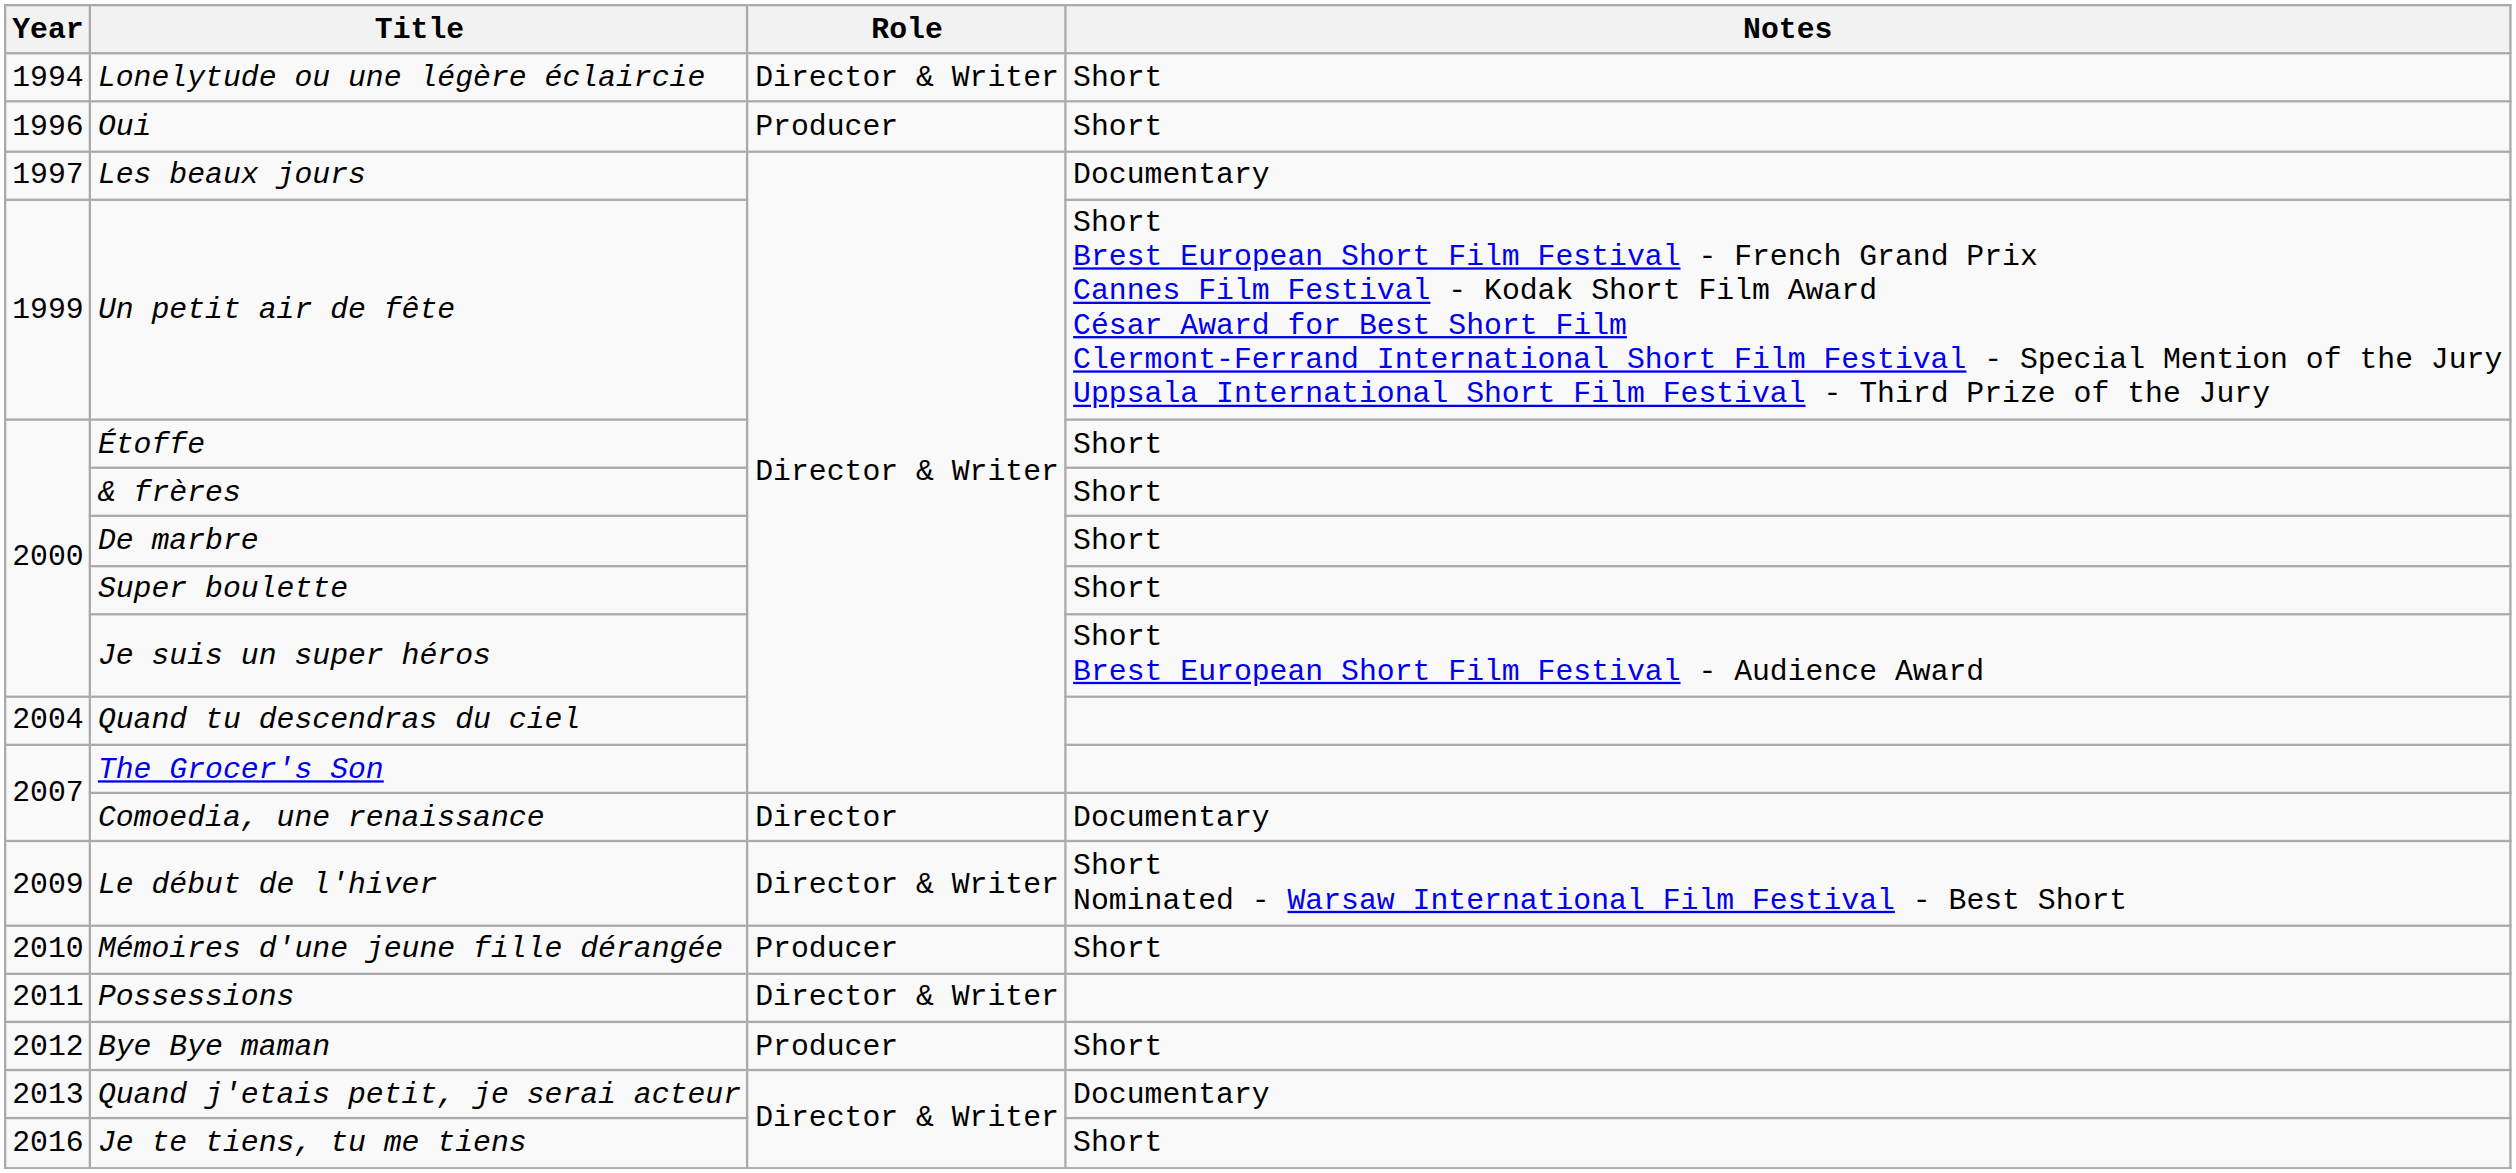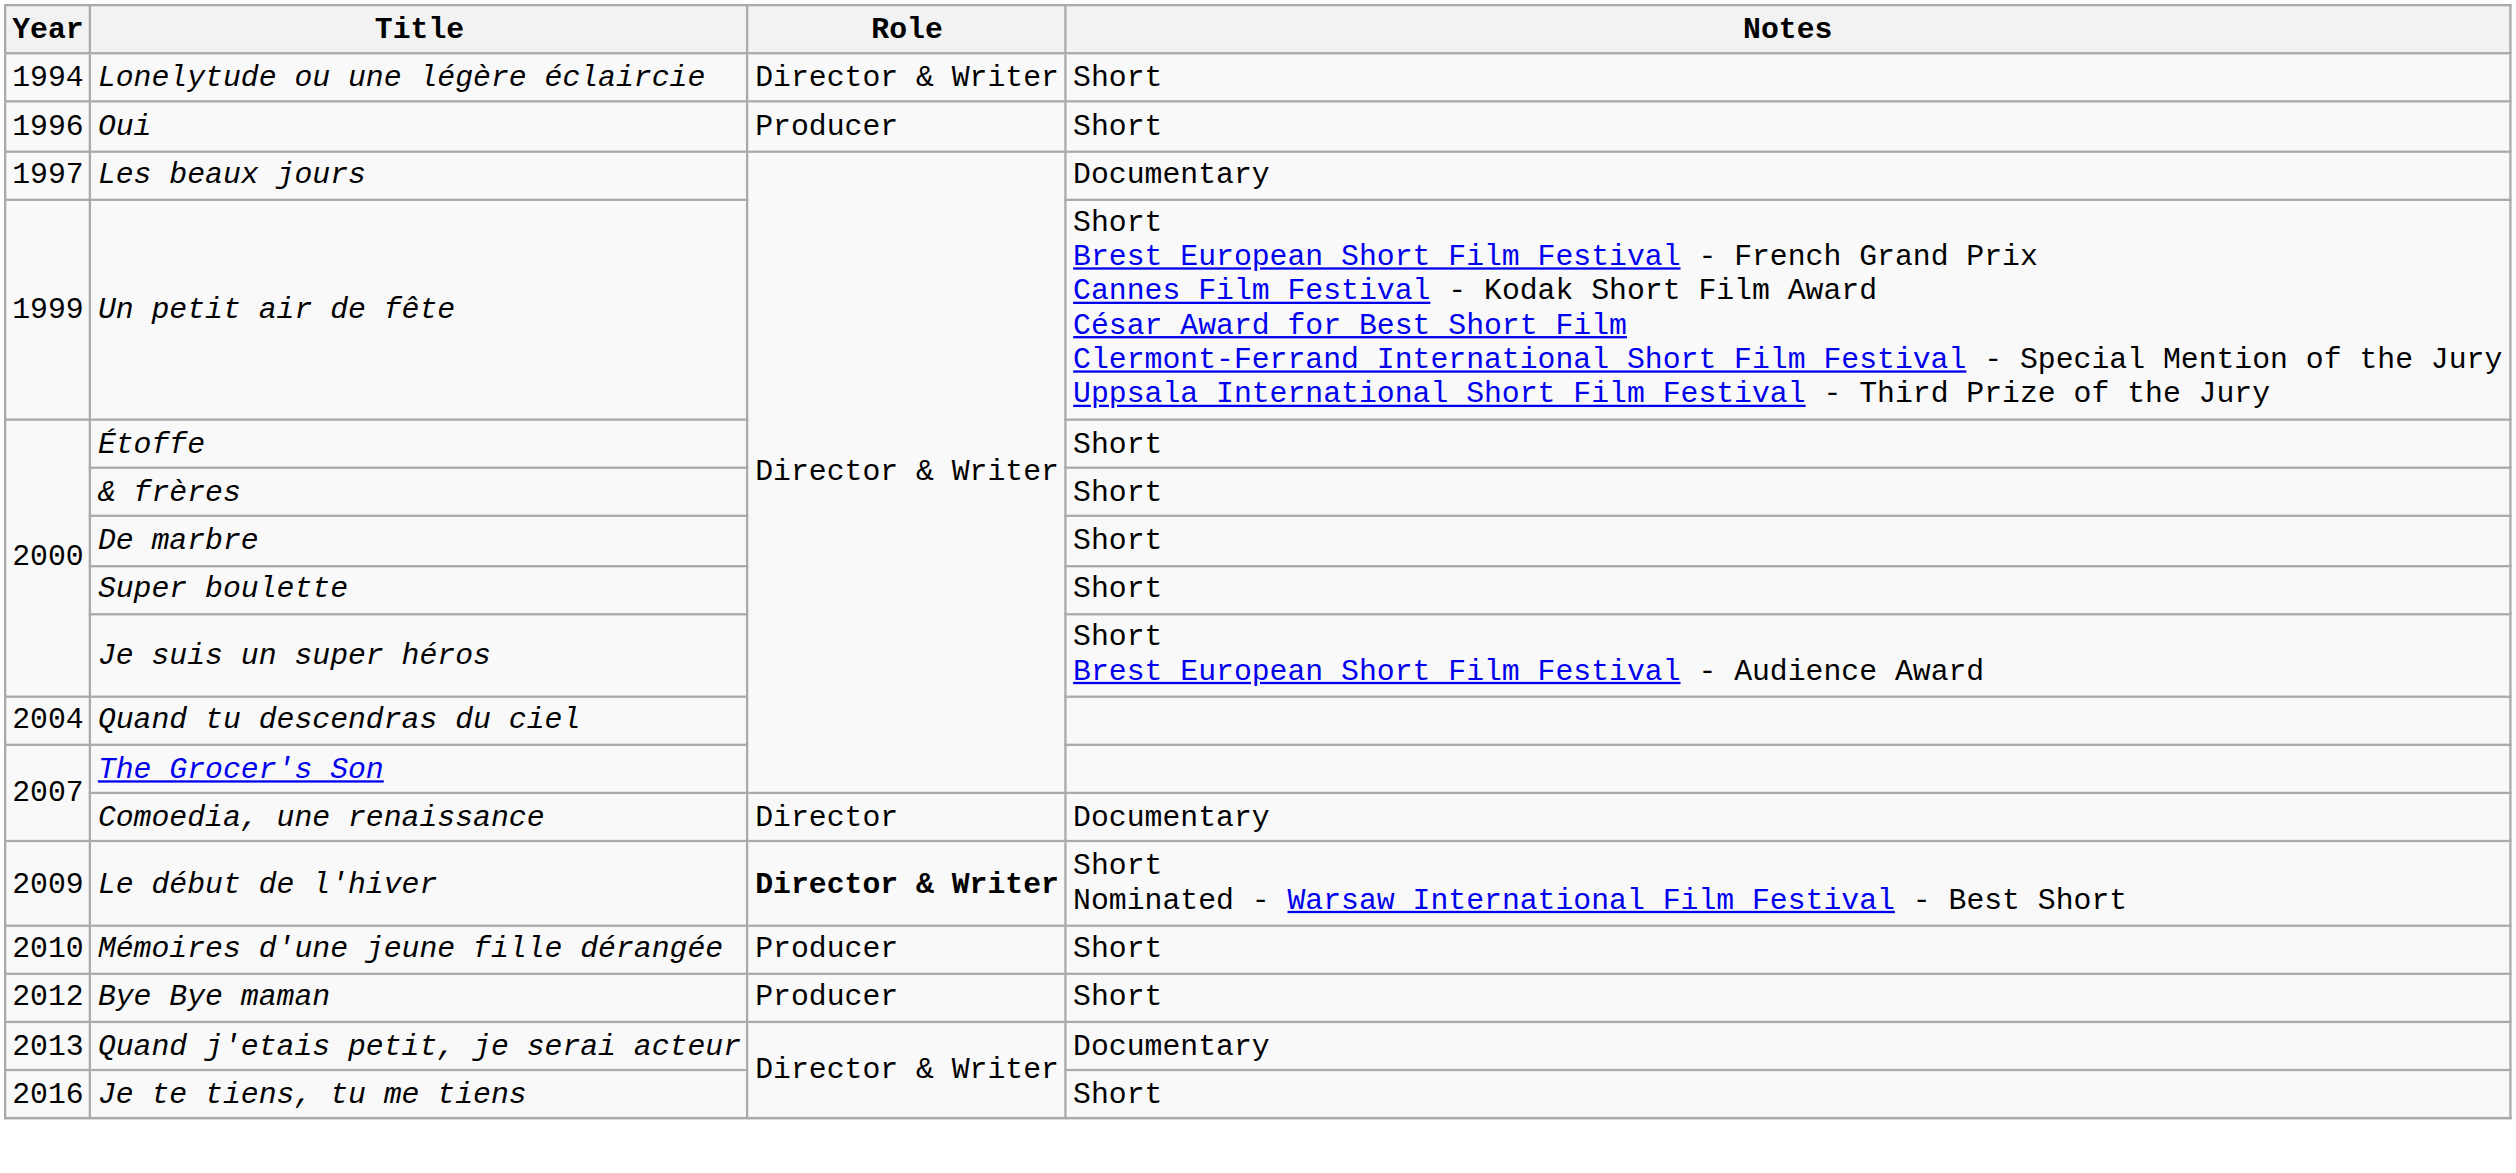(907, 883) normal -> (907, 883) bold
- row: (196, 998)
